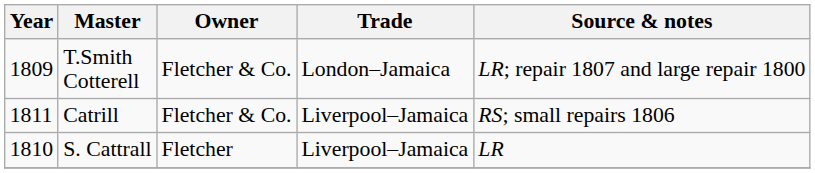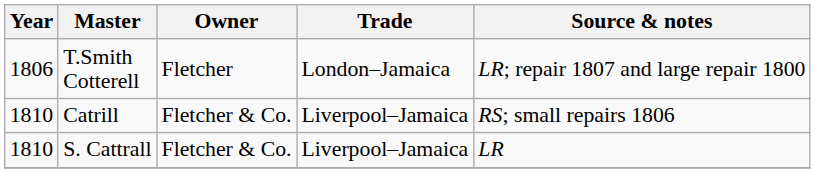(31, 68) 1809 -> (31, 68) 1806
(226, 68) Fletcher & Co. -> (197, 68) Fletcher
(31, 115) 1811 -> (31, 115) 1810
(197, 149) Fletcher -> (226, 149) Fletcher & Co.
